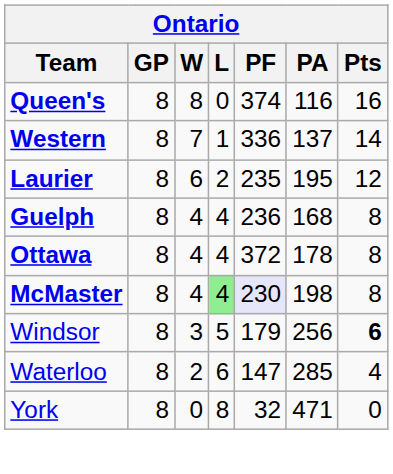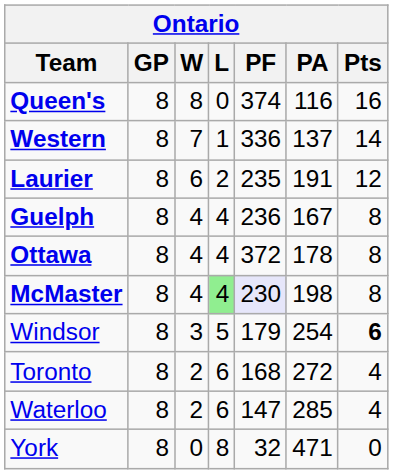(312, 178) 195 -> (312, 178) 191
(312, 216) 168 -> (312, 216) 167
(312, 332) 256 -> (312, 332) 254
+ row: (51, 371)
